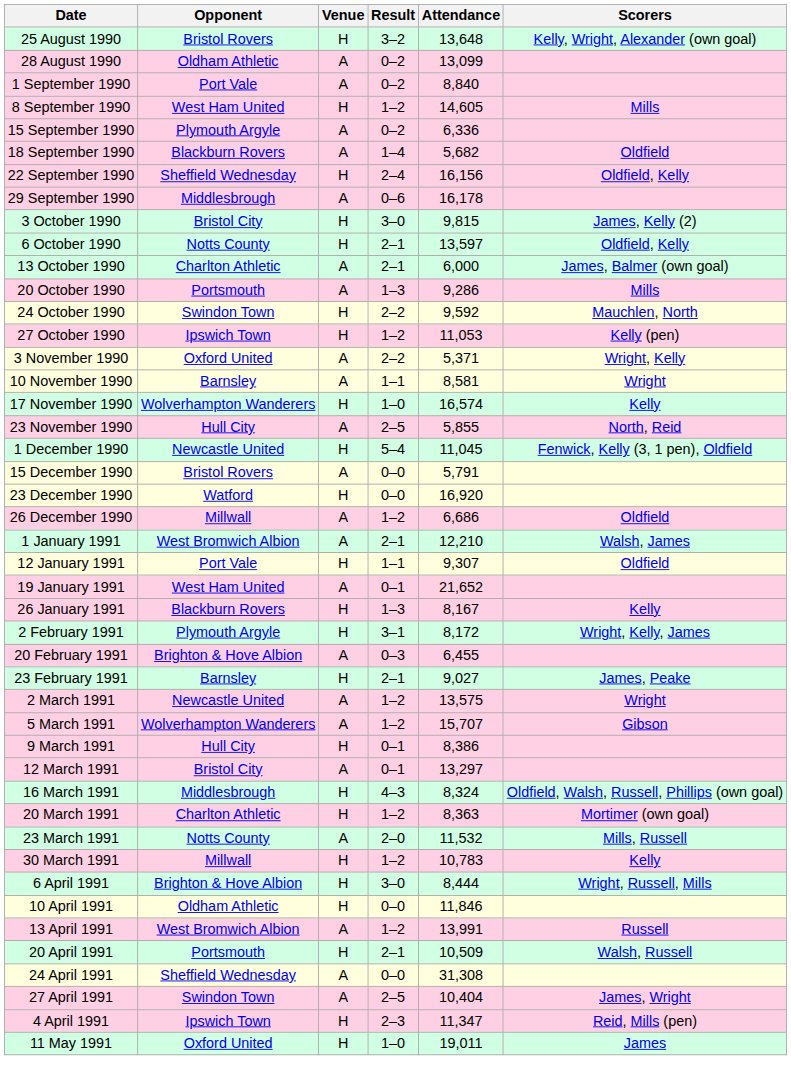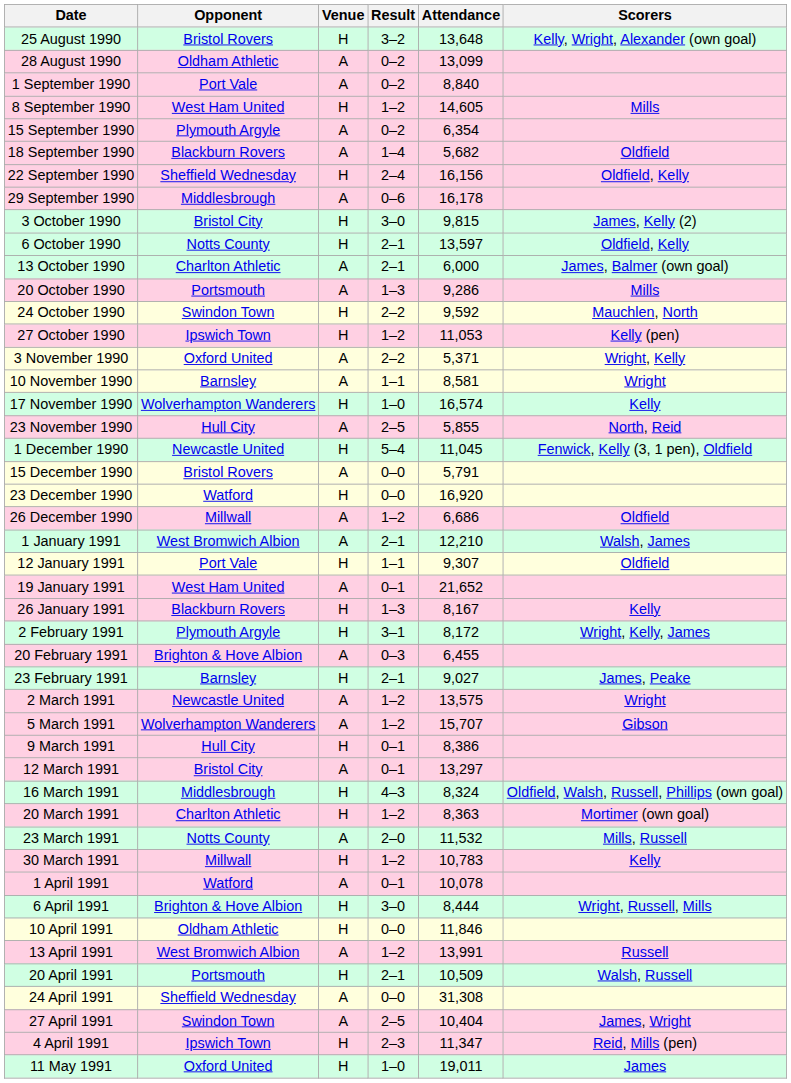(461, 130) 6,336 -> (461, 130) 6,354
+ row: (71, 883)
